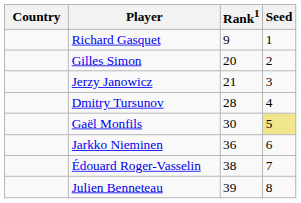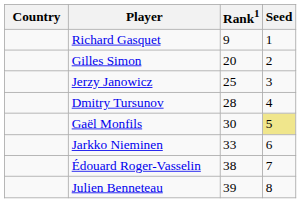(230, 81) 21 -> (230, 81) 25
(230, 144) 36 -> (230, 144) 33
